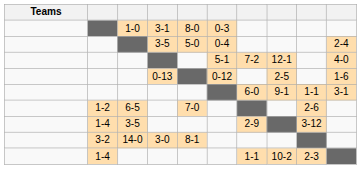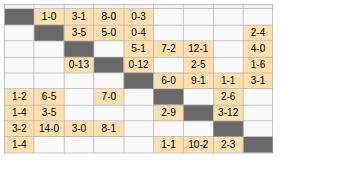- column: (46, 12)
